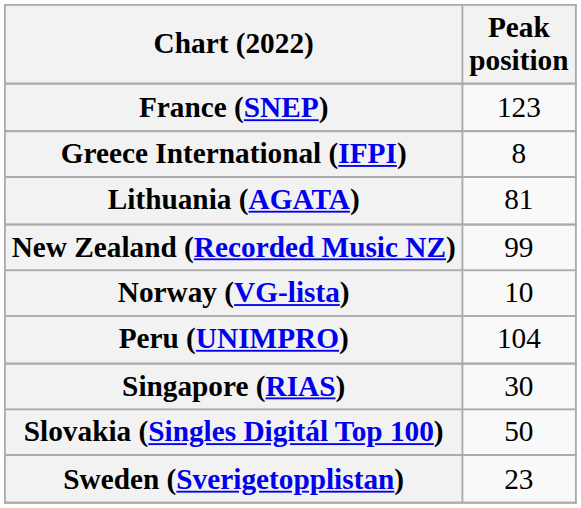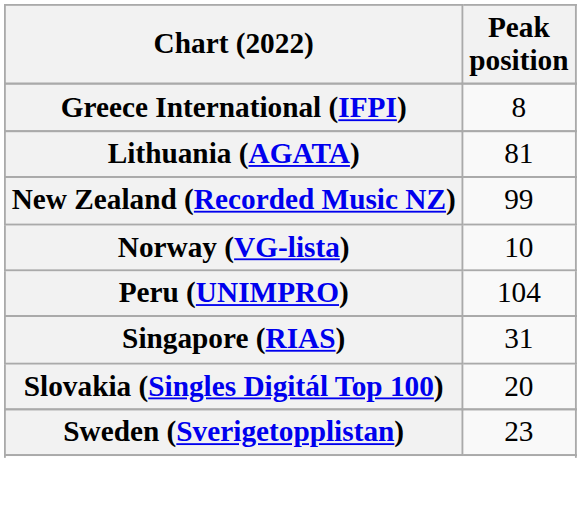- row: (234, 107)
(519, 385) 30 -> (519, 339) 31
(519, 432) 50 -> (519, 385) 20
